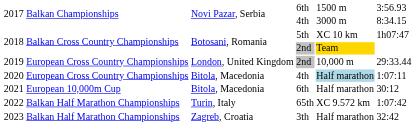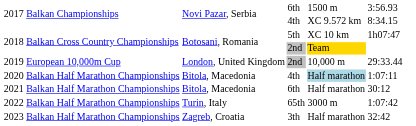(331, 21) 3000 m -> (334, 21) XC 9.572 km
(107, 62) European Cross Country Championships -> (73, 62) European 10,000m Cup
(107, 75) European Cross Country Championships -> (103, 75) Balkan Half Marathon Championships
(73, 89) European 10,000m Cup -> (103, 89) Balkan Half Marathon Championships
(343, 103) XC 9.572 km -> (323, 103) 3000 m
